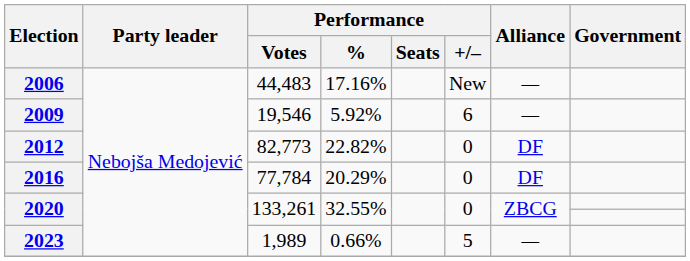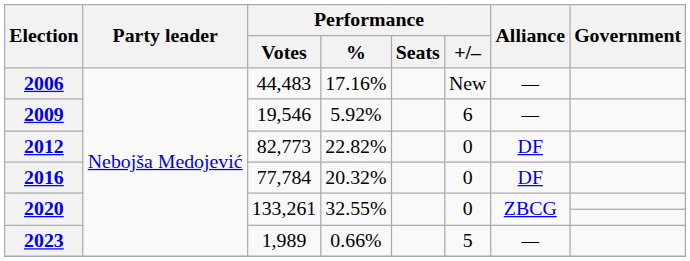(356, 177) 20.29% -> (356, 177) 20.32%
